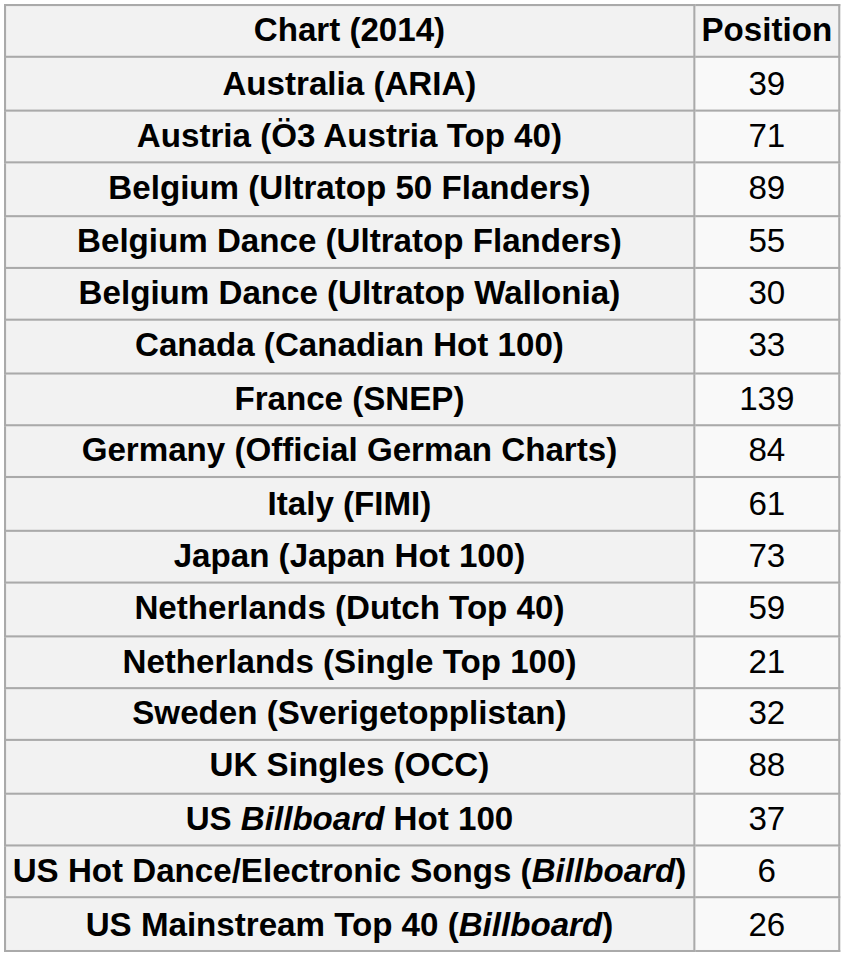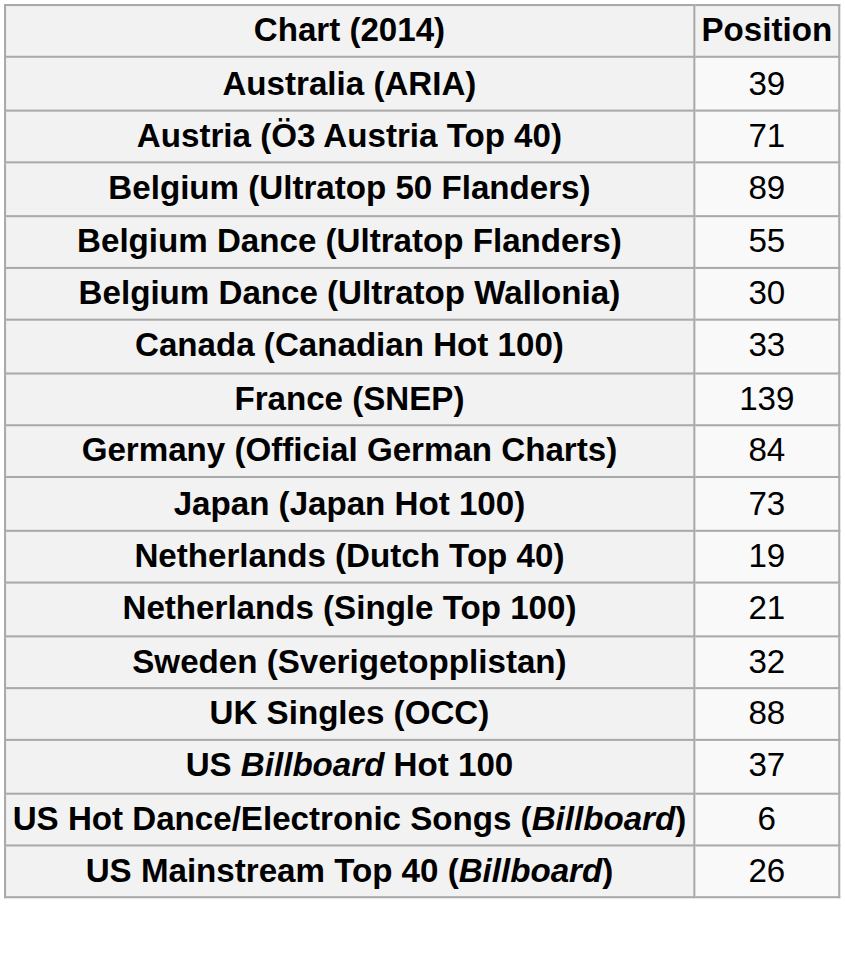- row: (349, 503)
(767, 608) 59 -> (767, 556) 19
